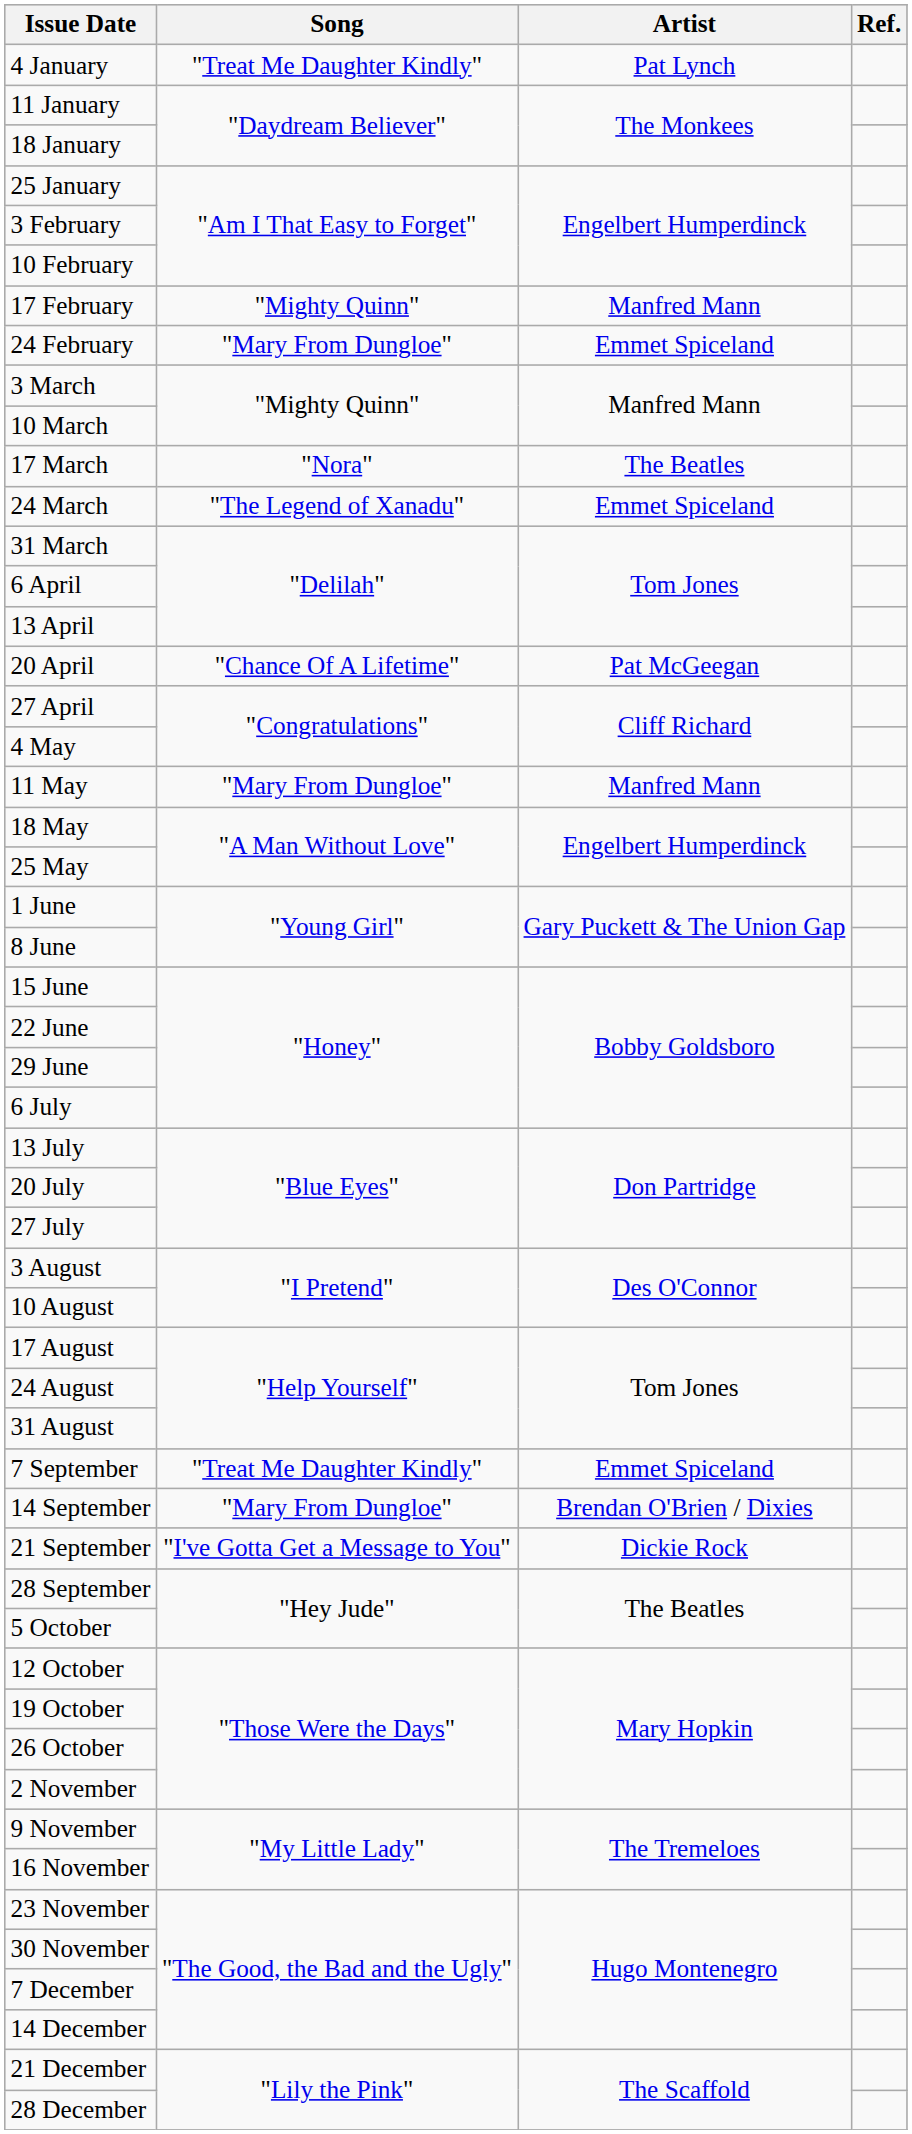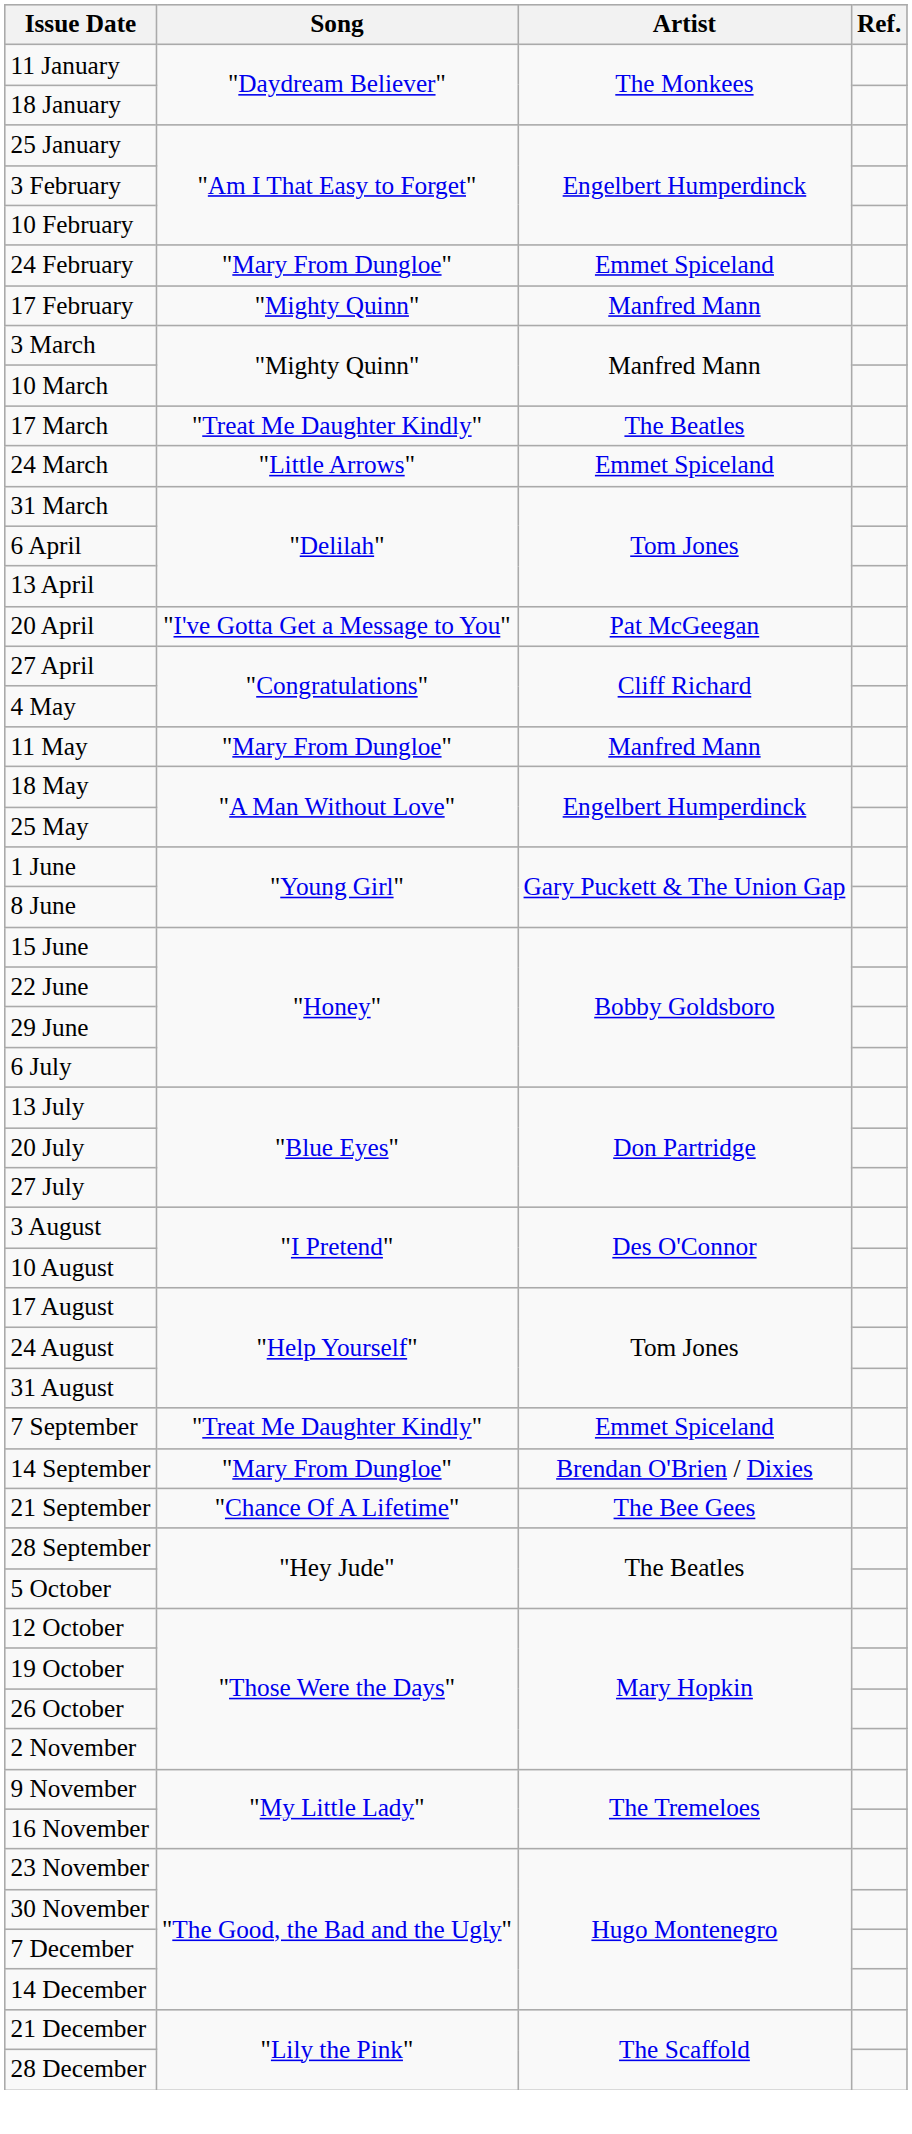- row: (59, 64)
rows swapped: (72, 305) <-> (72, 345)
(337, 465) "Nora" -> (337, 425) "Treat Me Daughter Kindly"
(337, 505) "The Legend of Xanadu" -> (337, 465) "Little Arrows"
(337, 666) "Chance Of A Lifetime" -> (337, 625) "I've Gotta Get a Message to You"
(337, 1548) "I've Gotta Get a Message to You" -> (337, 1507) "Chance Of A Lifetime"
(684, 1548) Dickie Rock -> (684, 1507) The Bee Gees
